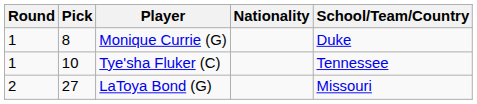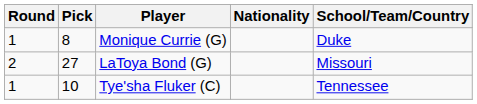rows swapped: (160, 63) <-> (156, 87)
